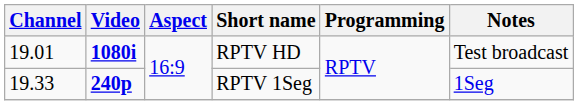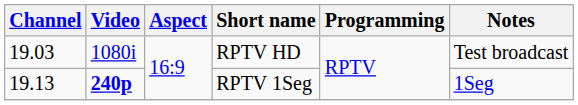(32, 52) 19.01 -> (32, 52) 19.03
(113, 52) bold -> (113, 52) normal
(32, 83) 19.33 -> (32, 83) 19.13
